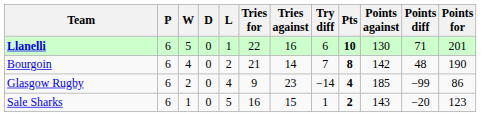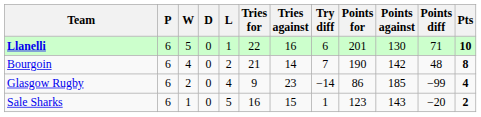columns swapped: (457, 20) <-> (350, 20)
